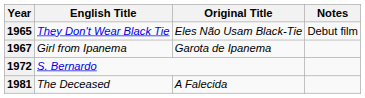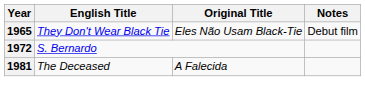- row: (19, 48)
